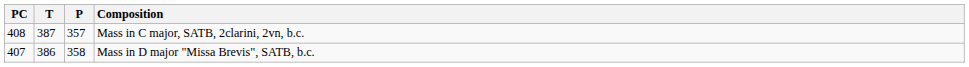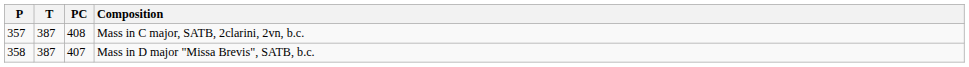columns swapped: (79, 14) <-> (19, 14)
(46, 52) 386 -> (46, 52) 387
